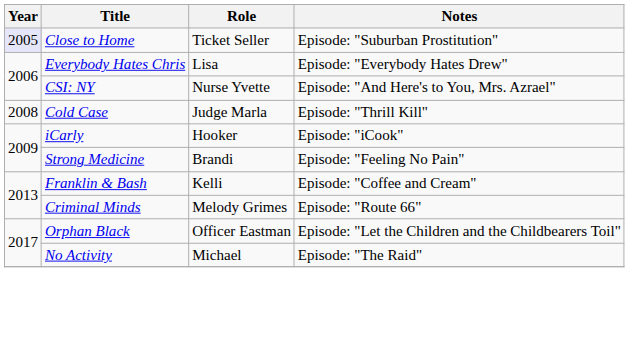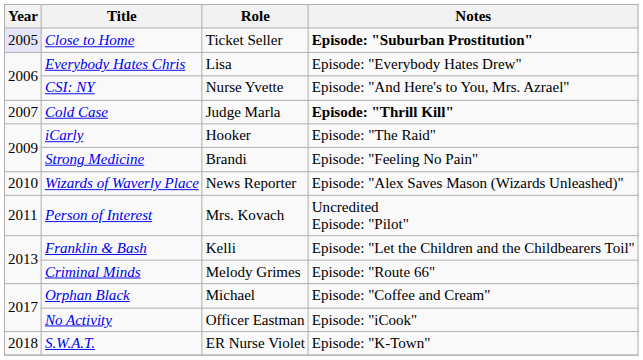(398, 40) normal -> (422, 40) bold
(23, 111) 2008 -> (23, 111) 2007
(363, 111) normal -> (383, 111) bold
(351, 135) Episode: "iCook" -> (374, 135) Episode: "The Raid"
+ row: (122, 183)
+ row: (99, 215)
(387, 183) Episode: "Coffee and Cream" -> (473, 248) Episode: "Let the Children and the Childbearers Toil"
(242, 231) Officer Eastman -> (230, 295) Michael
(459, 231) Episode: "Let the Children and the Childbearers Toil" -> (401, 295) Episode: "Coffee and Cream"
(217, 254) Michael -> (255, 319) Officer Eastman
(360, 254) Episode: "The Raid" -> (364, 319) Episode: "iCook"
+ row: (70, 343)
